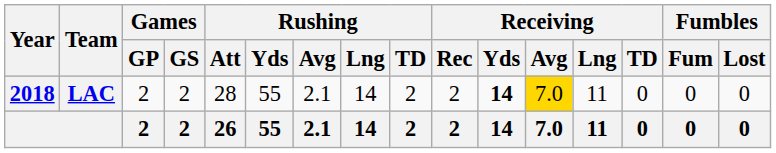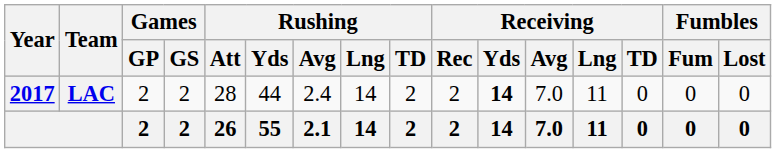(32, 93) 2018 -> (32, 93) 2017
(270, 93) 55 -> (270, 93) 44
(317, 93) 2.1 -> (317, 93) 2.4
(549, 93) gold background -> (549, 93) no background
